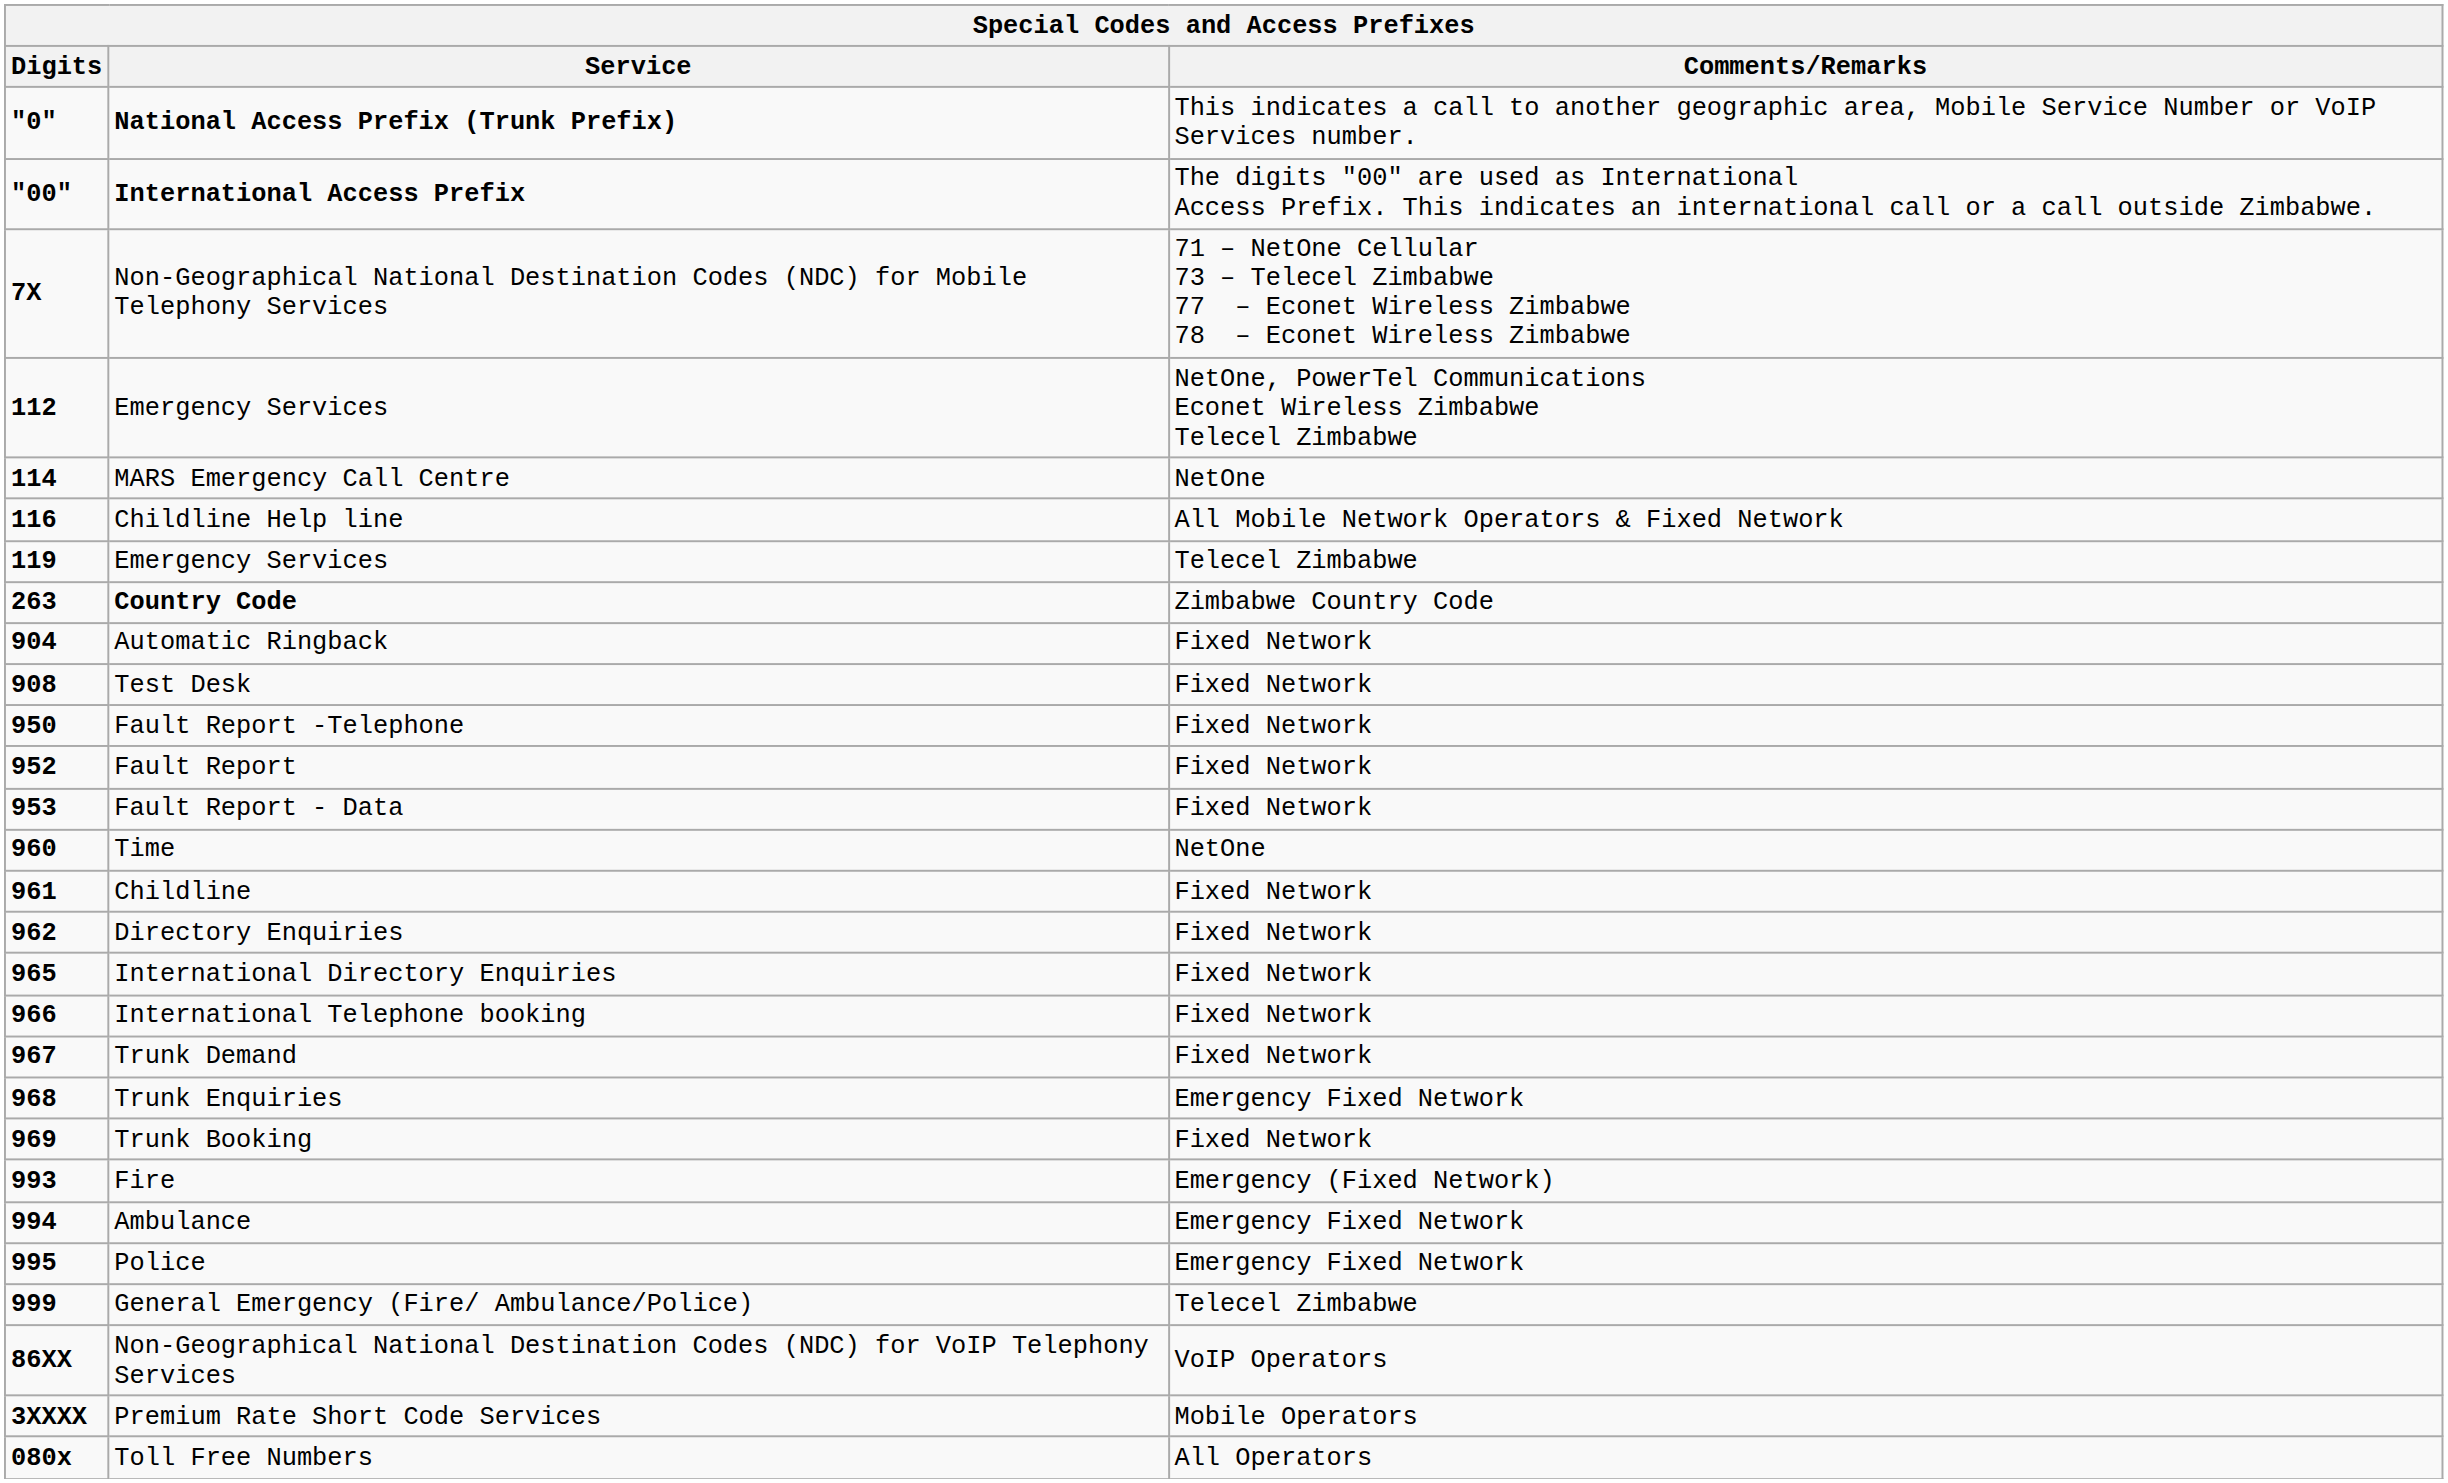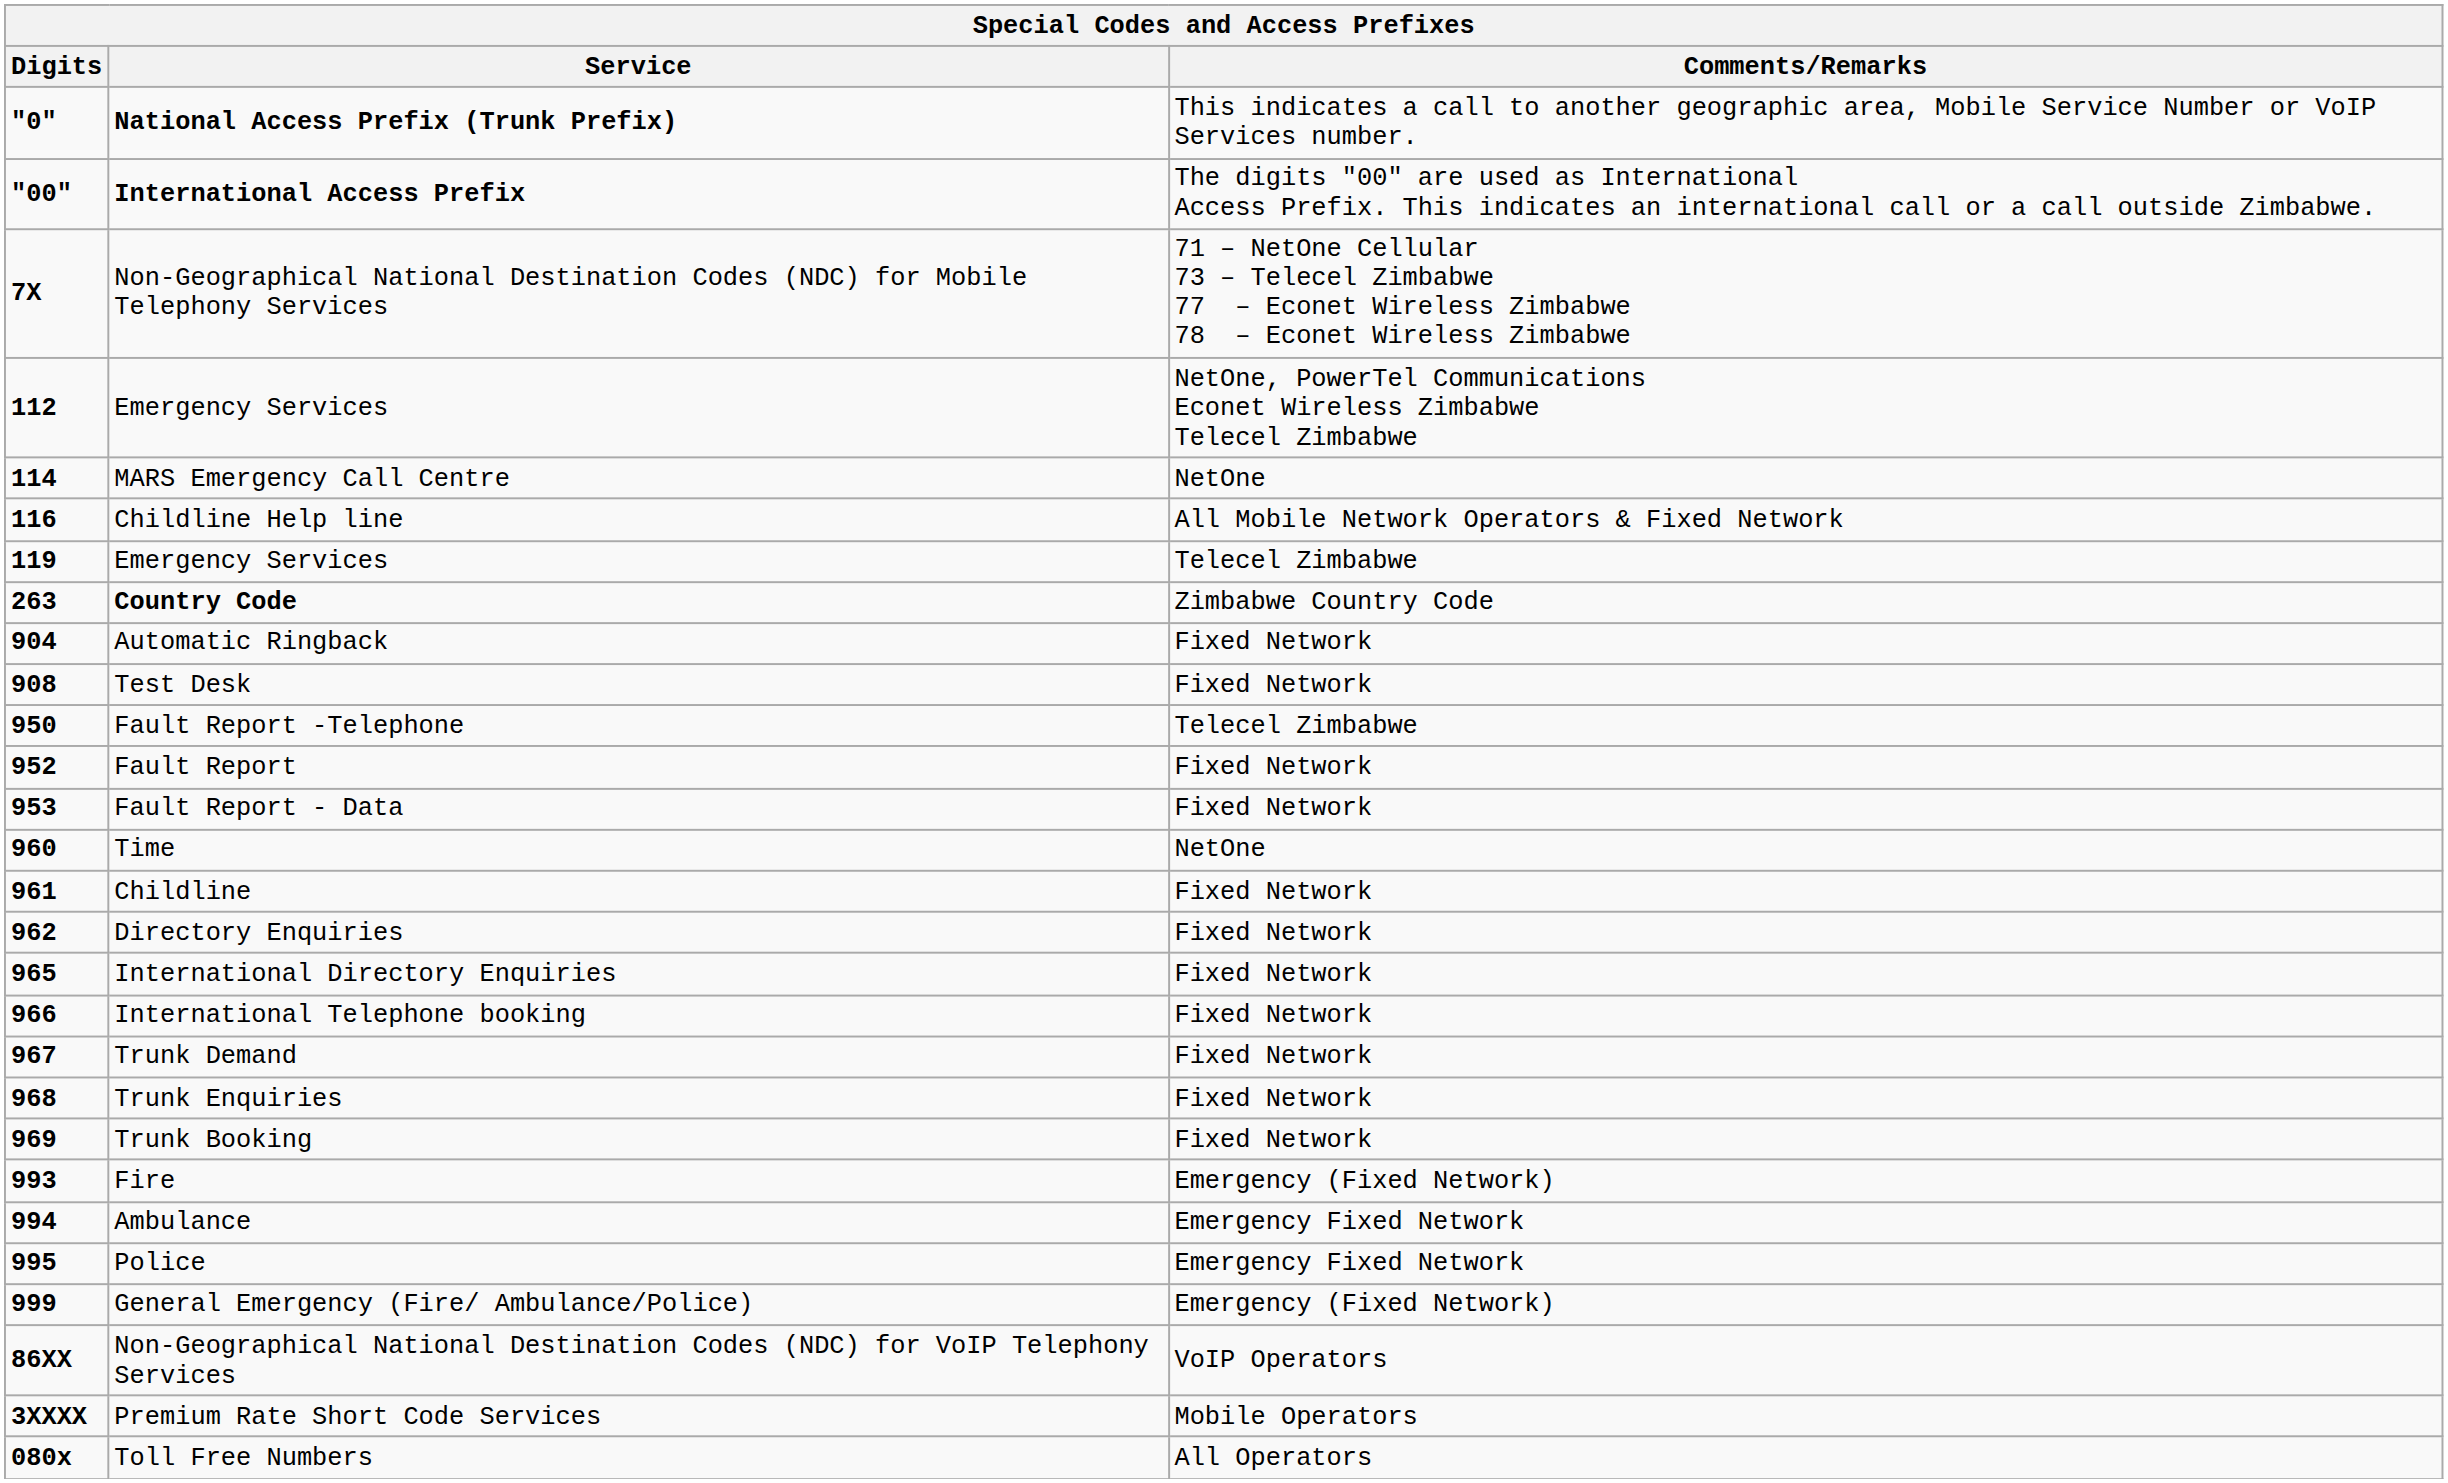(1273, 726) Fixed Network -> (1296, 726) Telecel Zimbabwe
(1349, 1098) Emergency Fixed Network -> (1273, 1098) Fixed Network
(1296, 1305) Telecel Zimbabwe -> (1365, 1305) Emergency (Fixed Network)
